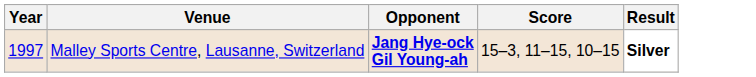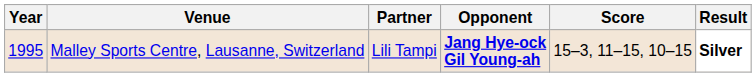+ column: (404, 17)
(26, 51) 1997 -> (26, 51) 1995
